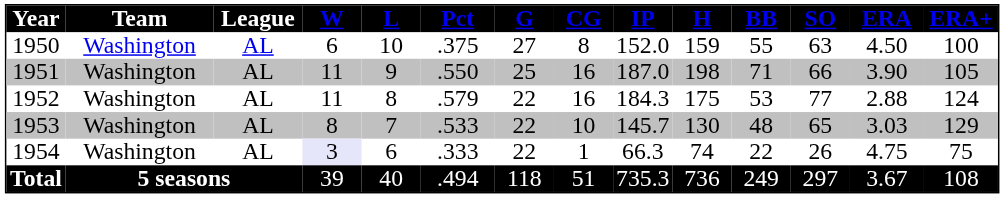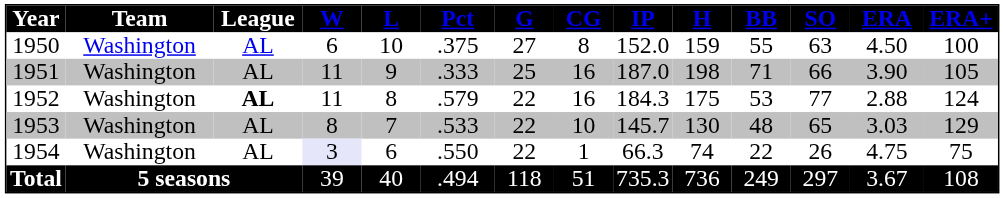(458, 71) .550 -> (458, 71) .333
(258, 98) normal -> (258, 98) bold
(458, 151) .333 -> (458, 151) .550
